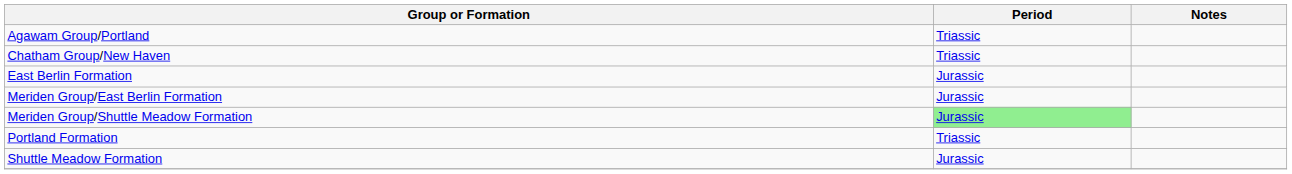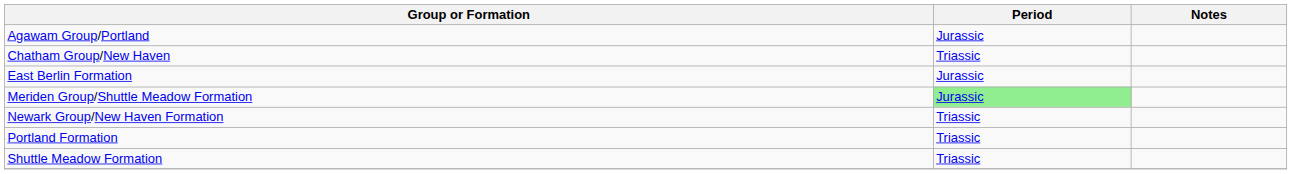(958, 35) Triassic -> (960, 35) Jurassic
- row: (115, 96)
+ row: (115, 117)
(960, 158) Jurassic -> (958, 158) Triassic
